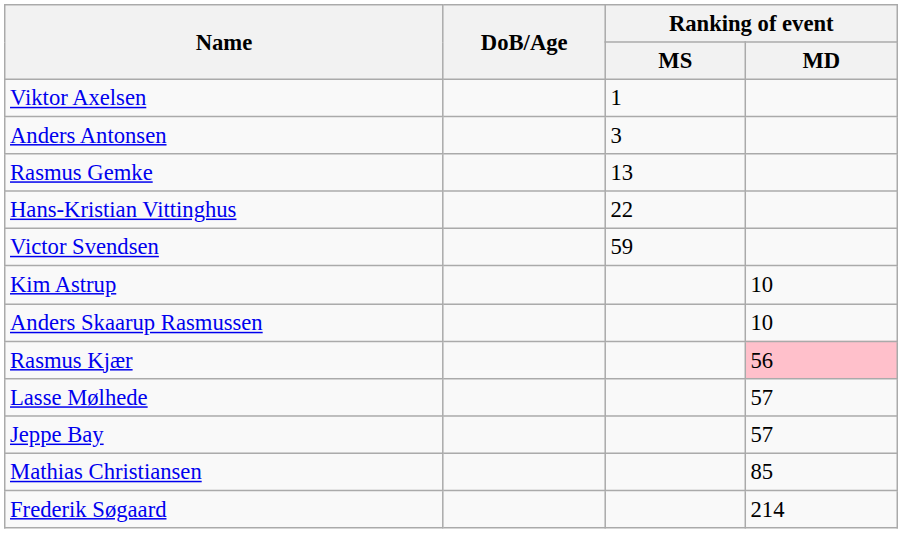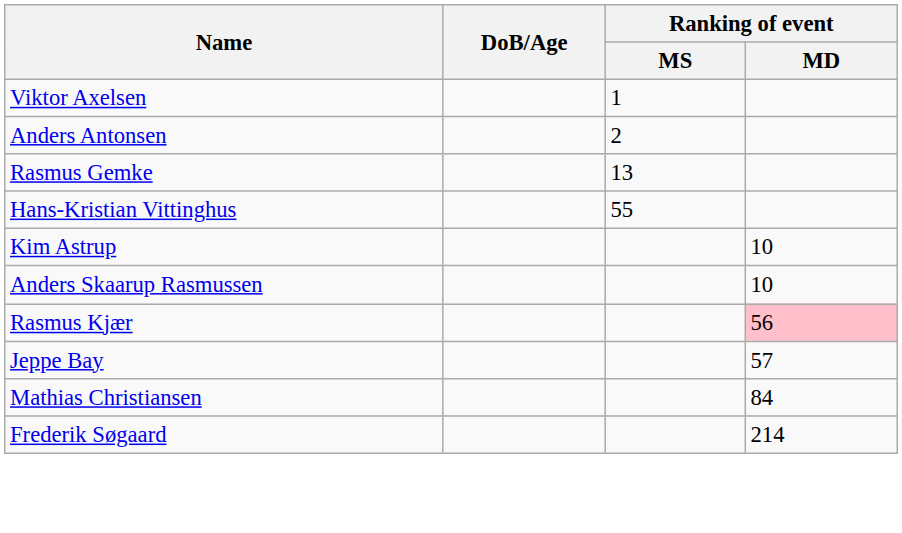(616, 135) 3 -> (616, 135) 2
(622, 210) 22 -> (622, 210) 55
- row: (84, 247)
- row: (79, 396)
(762, 471) 85 -> (762, 396) 84
